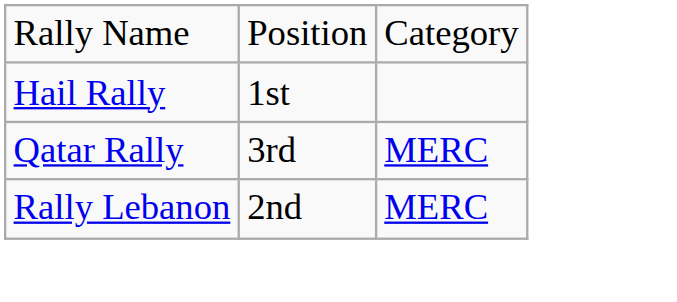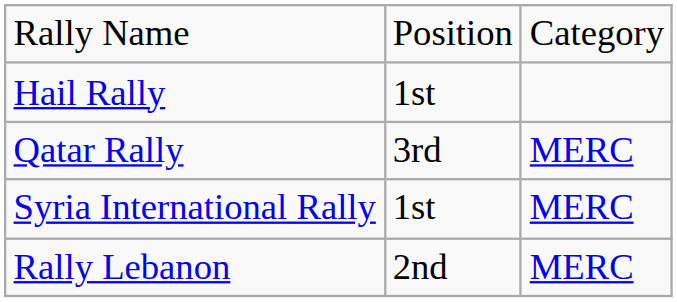+ row: (195, 207)
